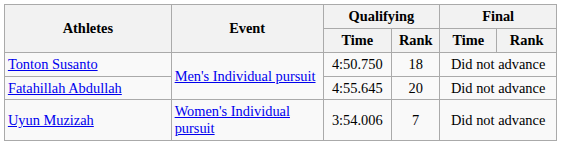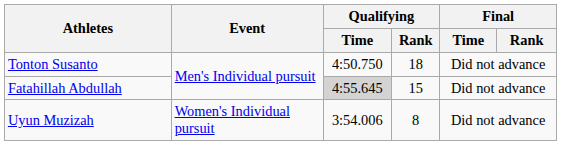(357, 88) no background -> (357, 88) lightgrey background
(416, 88) 20 -> (416, 88) 15
(416, 120) 7 -> (416, 120) 8
